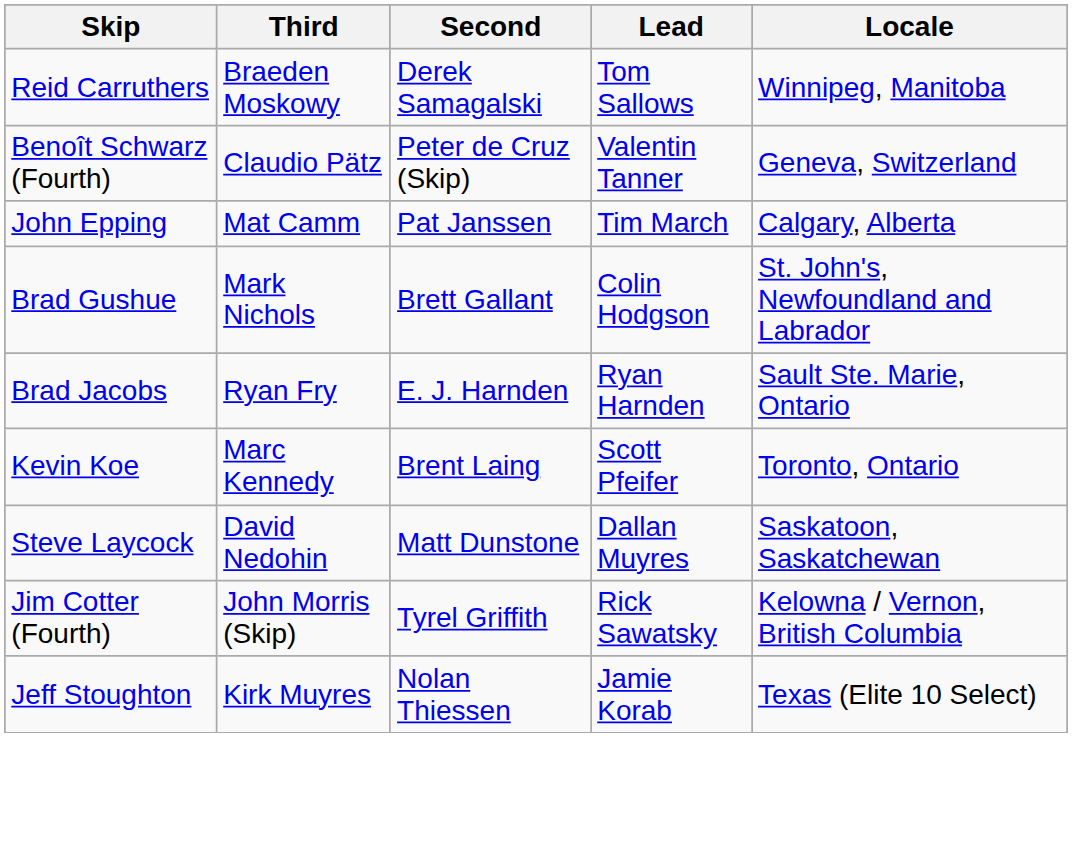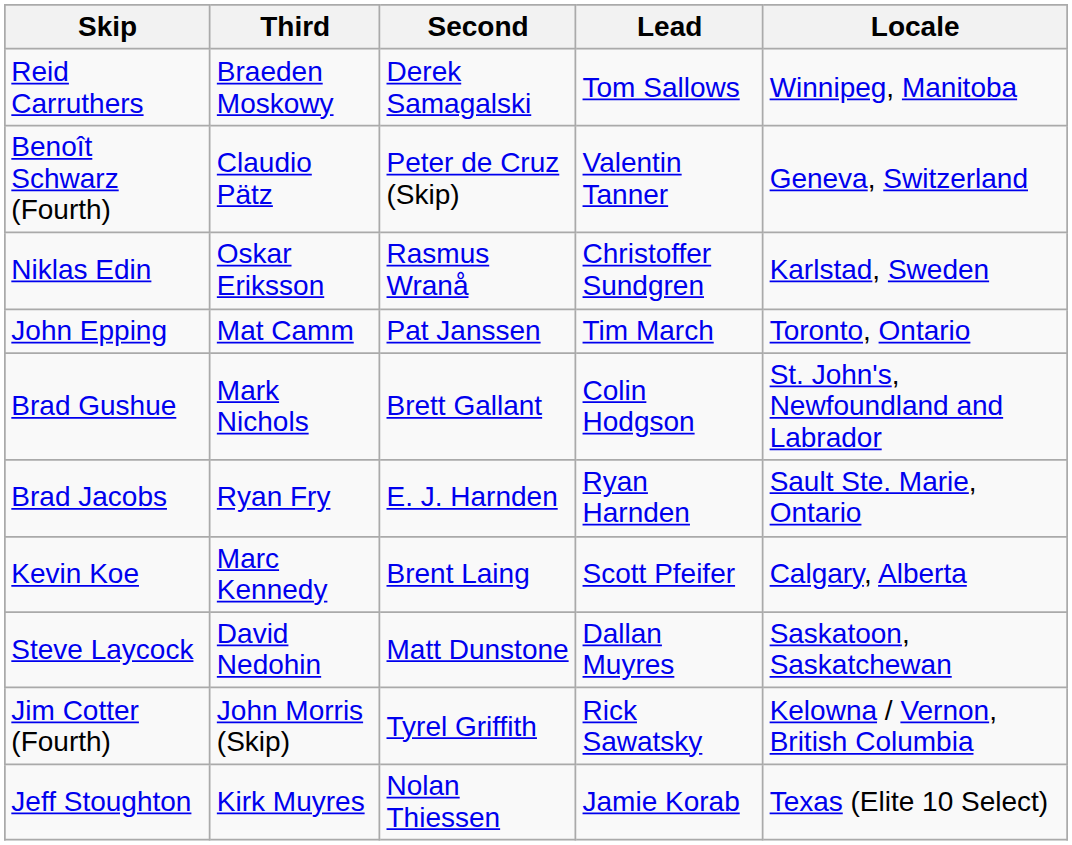+ row: (81, 270)
(857, 222) Calgary, Alberta -> (870, 330) Toronto, Ontario
(858, 466) Toronto, Ontario -> (868, 573) Calgary, Alberta
